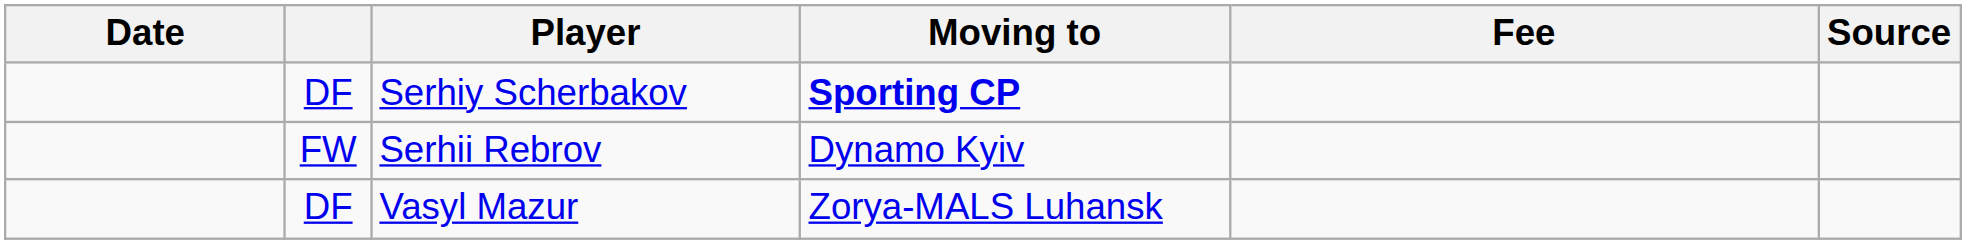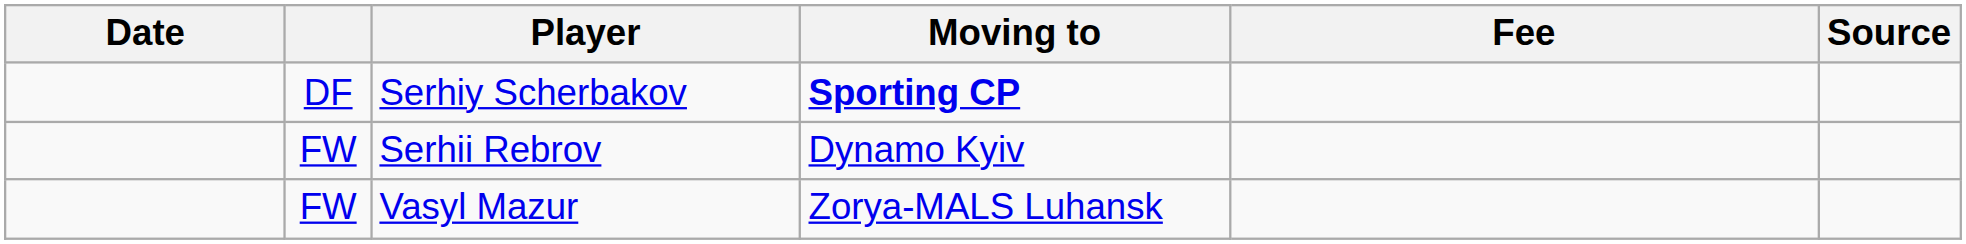(328, 207) DF -> (328, 207) FW
